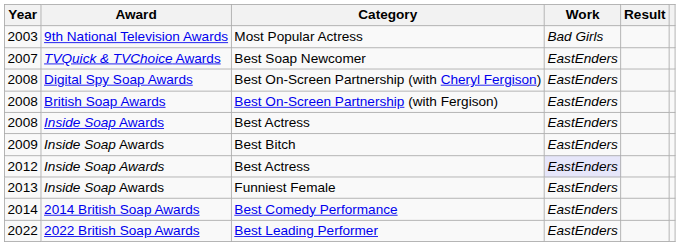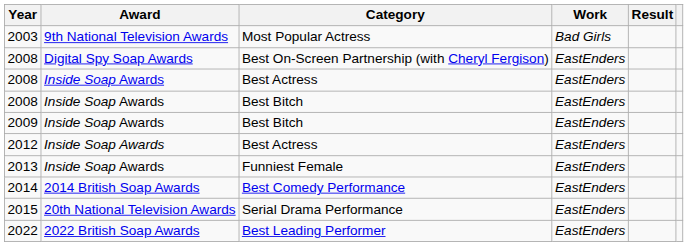- row: (23, 58)
- row: (23, 101)
+ row: (23, 101)
(583, 166) lavender background -> (590, 144) no background
+ row: (23, 209)
